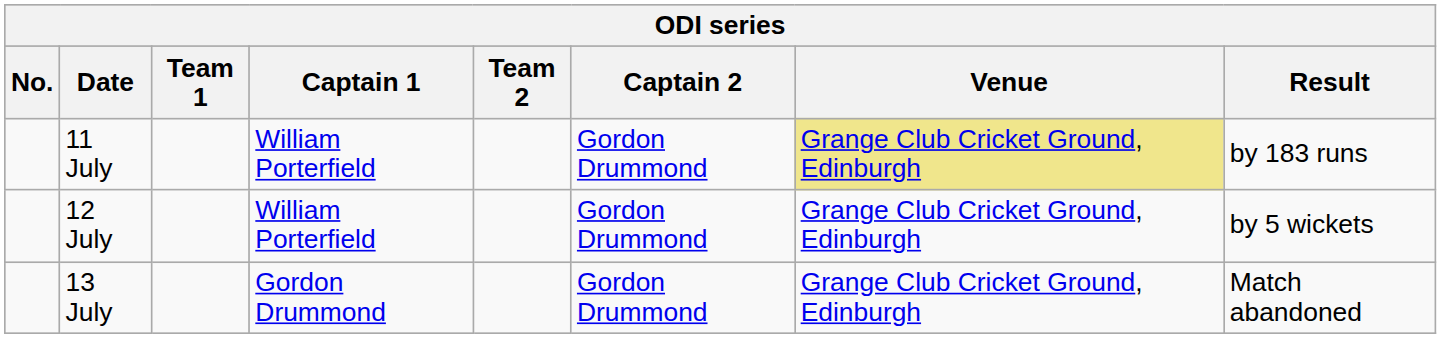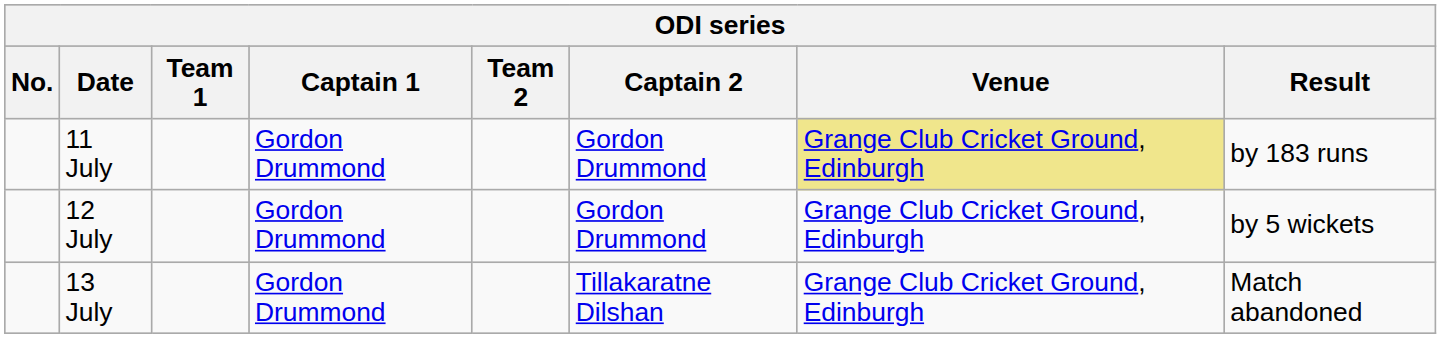(315, 153) William Porterfield -> (320, 153) Gordon Drummond
(315, 225) William Porterfield -> (320, 225) Gordon Drummond
(642, 296) Gordon Drummond -> (643, 296) Tillakaratne Dilshan
